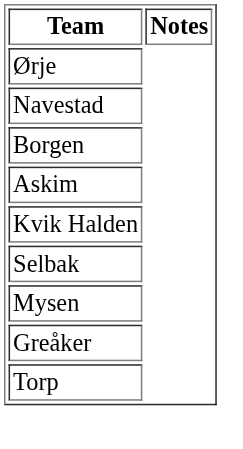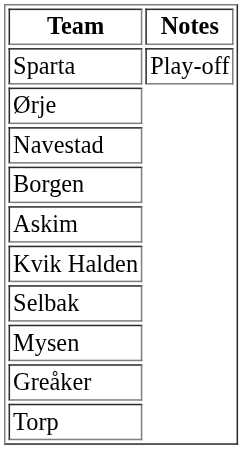+ row: (44, 66)
